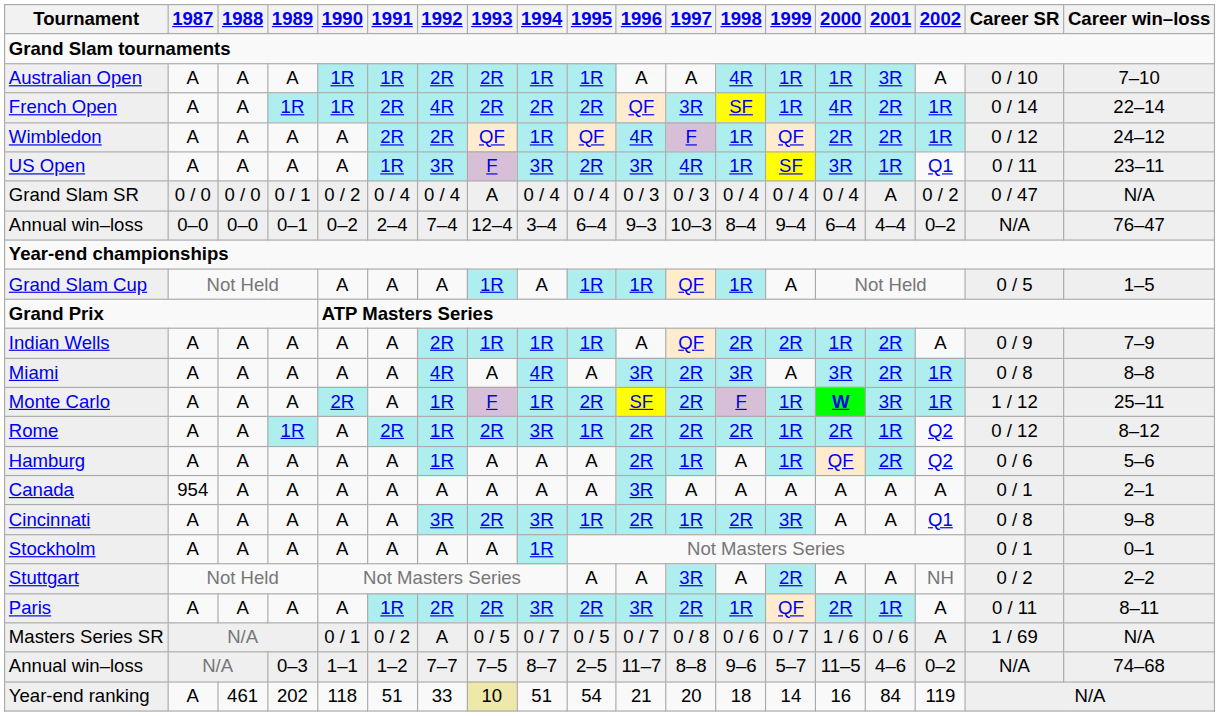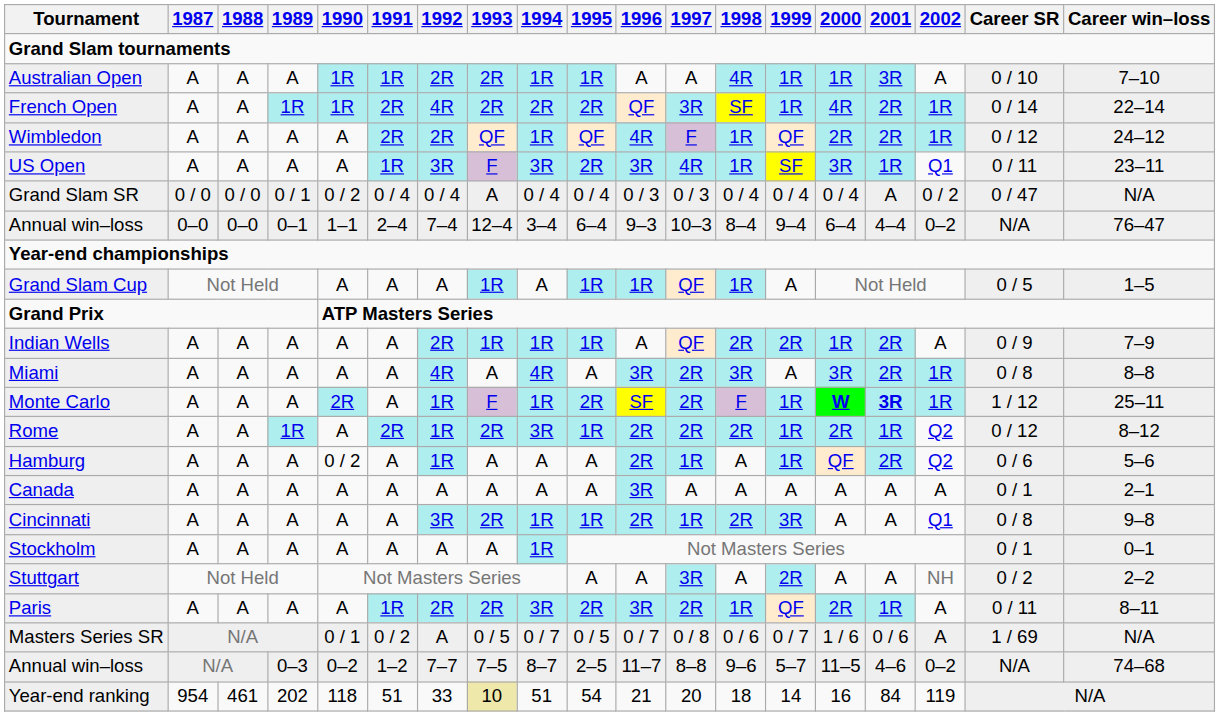(342, 225) 0–2 -> (342, 225) 1–1
(891, 401) normal -> (891, 401) bold
(342, 460) A -> (342, 460) 0 / 2
(193, 490) 954 -> (193, 490) A
(542, 519) 3R -> (542, 519) 1R
(342, 666) 1–1 -> (342, 666) 0–2
(193, 696) A -> (193, 696) 954
